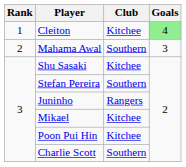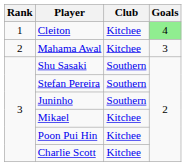(126, 48) Southern -> (124, 48) Kitchee
(124, 65) Kitchee -> (126, 65) Southern
(125, 100) Rangers -> (126, 100) Southern
(126, 153) Southern -> (124, 153) Kitchee
